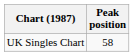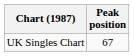(108, 42) 58 -> (108, 42) 67
